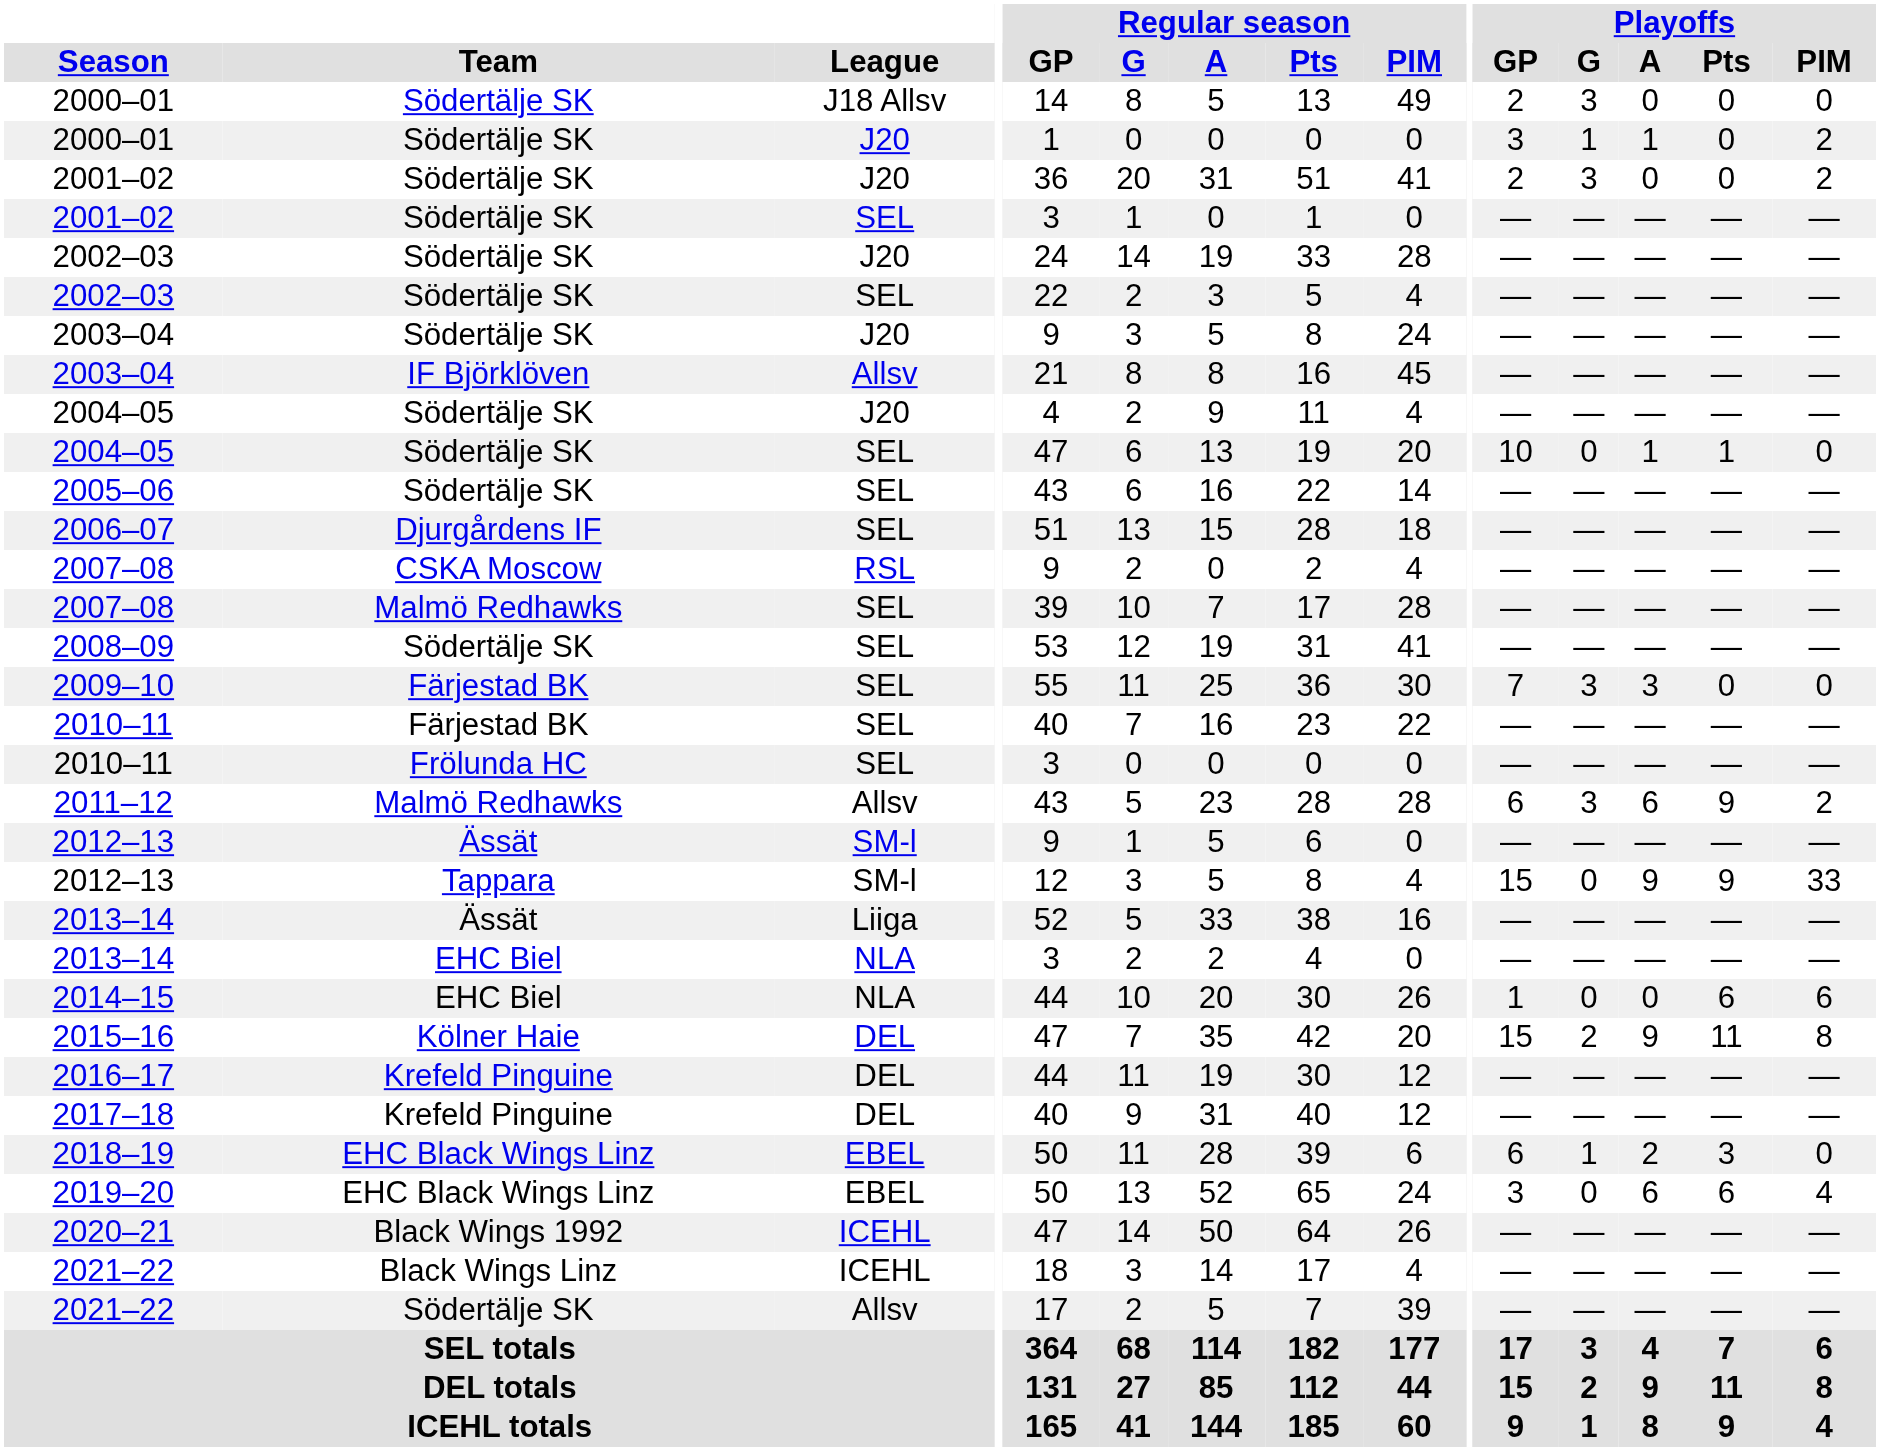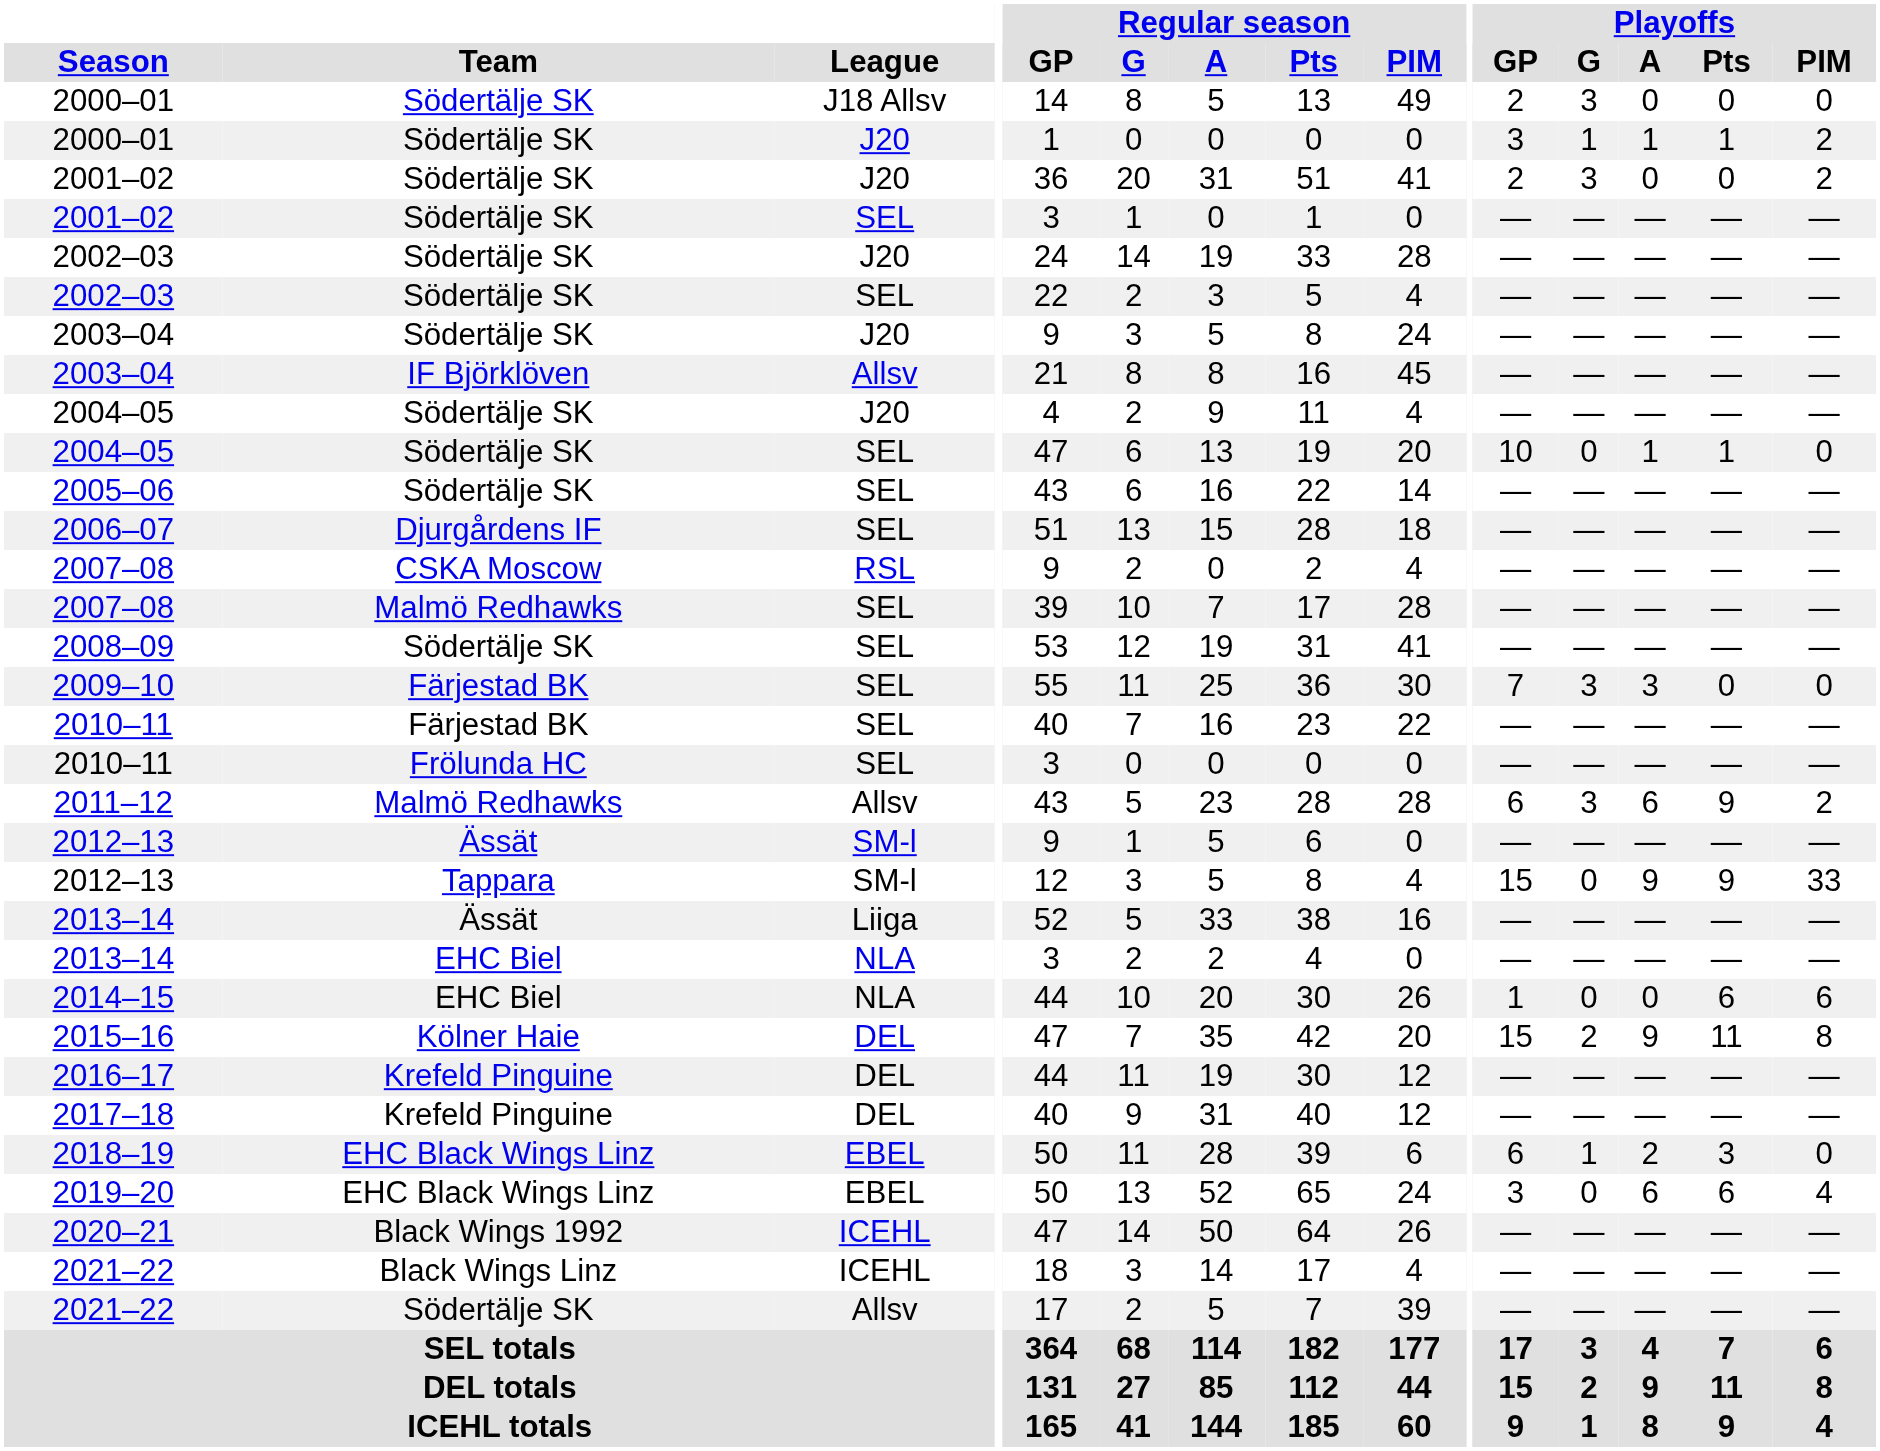(1726, 140) 0 -> (1726, 140) 1
